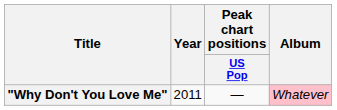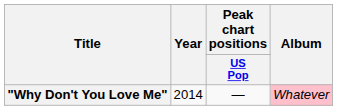(188, 95) 2011 -> (188, 95) 2014
